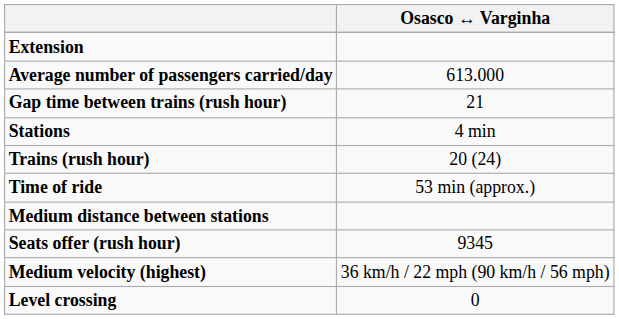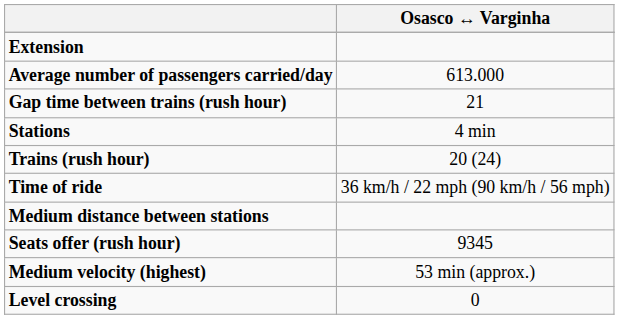(475, 187) 53 min (approx.) -> (475, 187) 36 km/h / 22 mph (90 km/h / 56 mph)
(475, 272) 36 km/h / 22 mph (90 km/h / 56 mph) -> (475, 272) 53 min (approx.)
